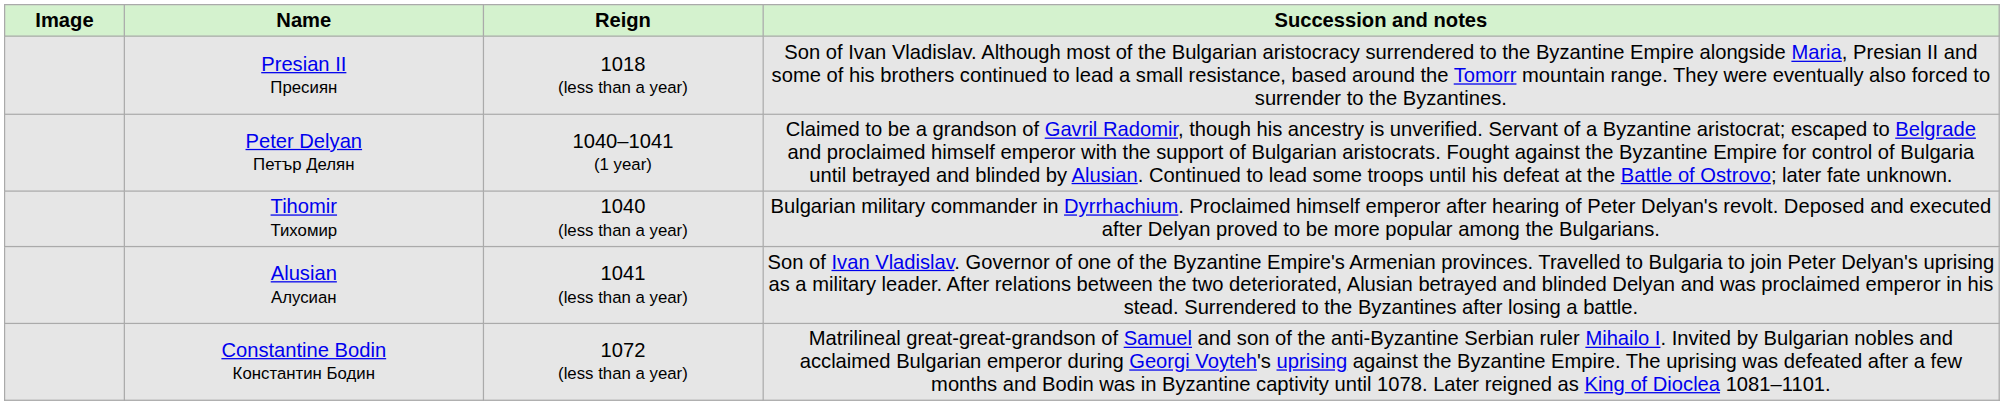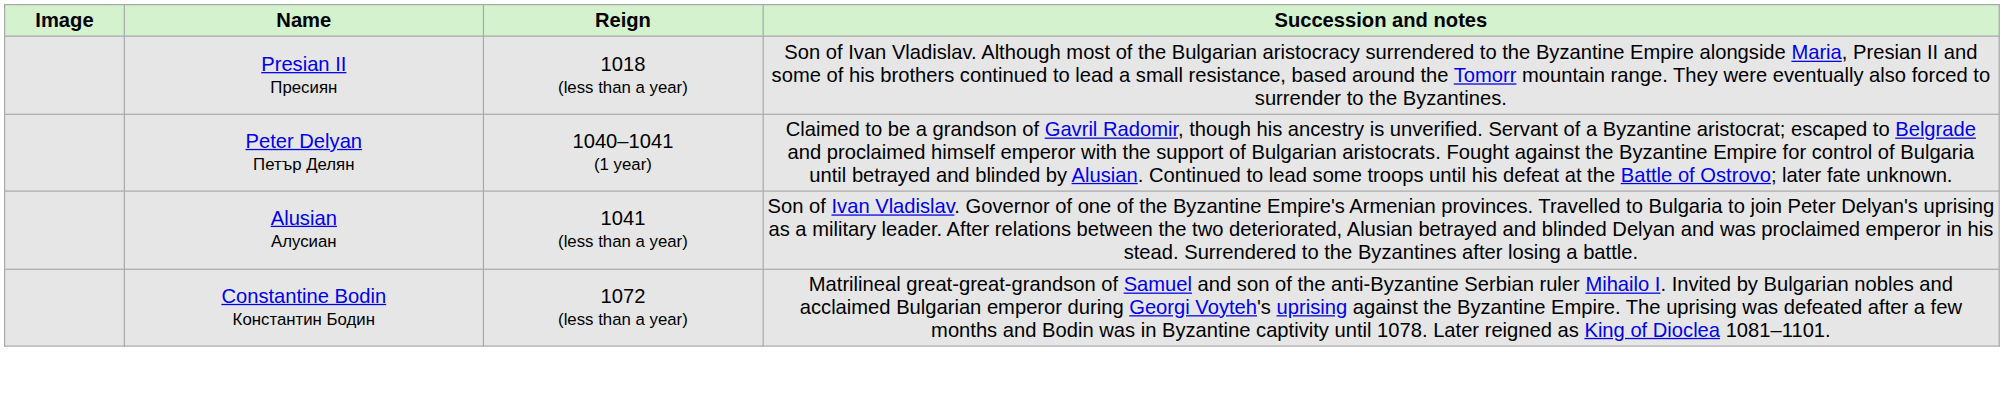- row: (304, 218)
